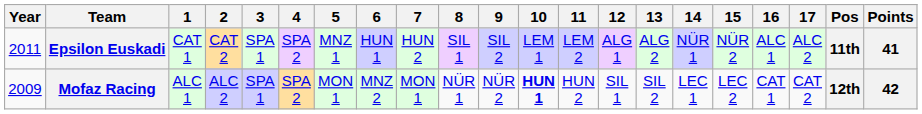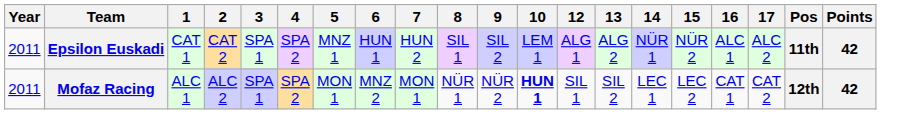- column: (578, 16)
(891, 48) 41 -> (850, 48) 42
(25, 89) 2009 -> (24, 89) 2011
